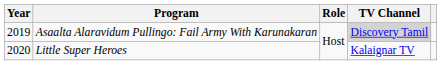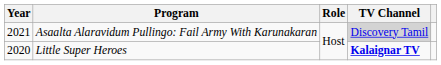(19, 32) 2019 -> (19, 32) 2021
(383, 50) normal -> (385, 50) bold
